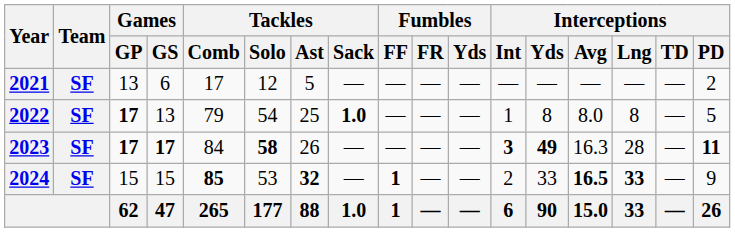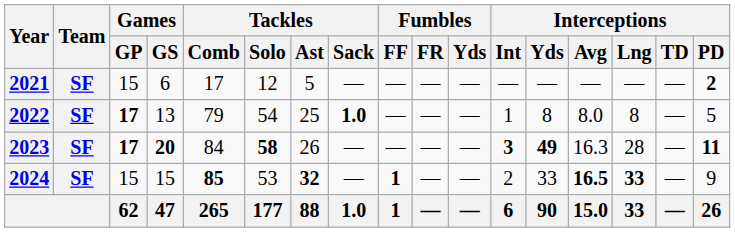(129, 83) 13 -> (129, 83) 15
(711, 83) normal -> (711, 83) bold
(165, 147) 17 -> (165, 147) 20
